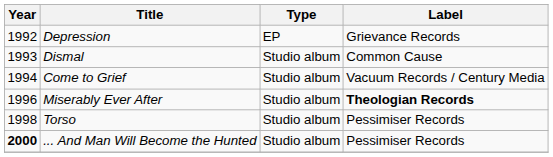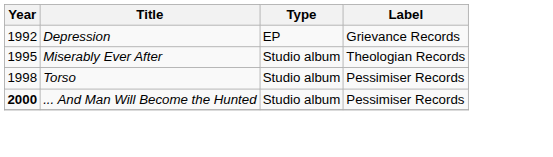- row: (63, 57)
- row: (84, 78)
(22, 99) 1996 -> (22, 57) 1995
(410, 99) bold -> (406, 57) normal
